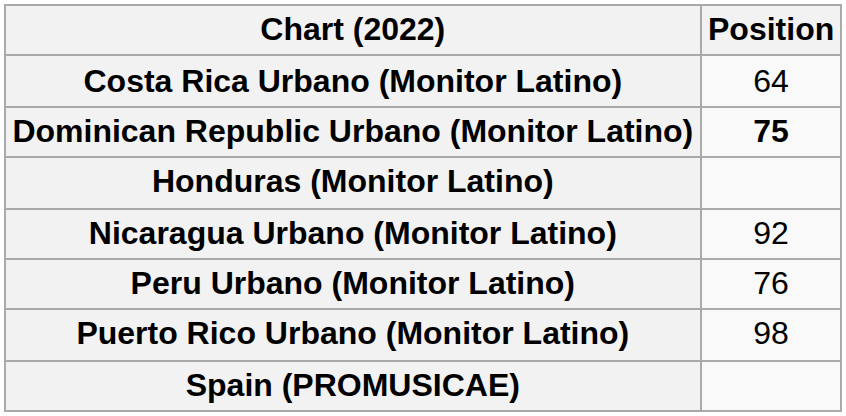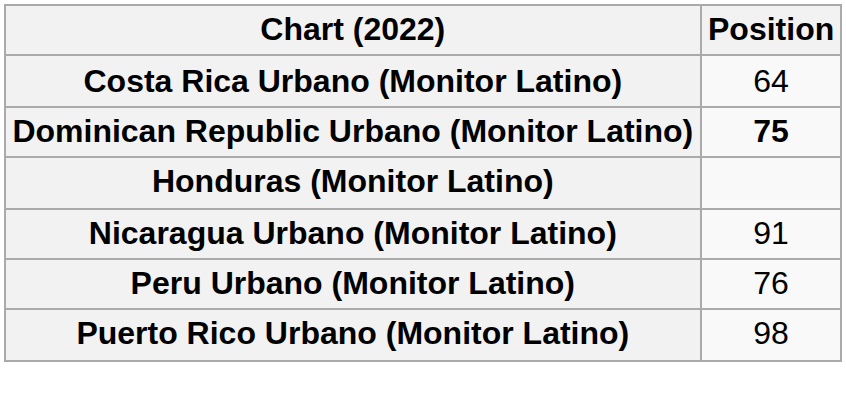(771, 232) 92 -> (771, 232) 91
- row: (353, 385)
